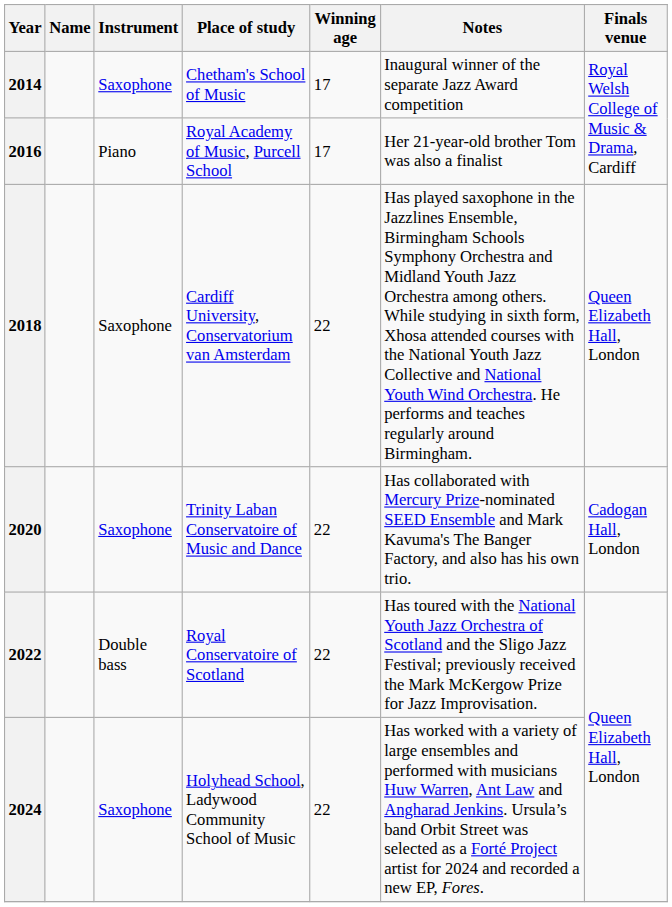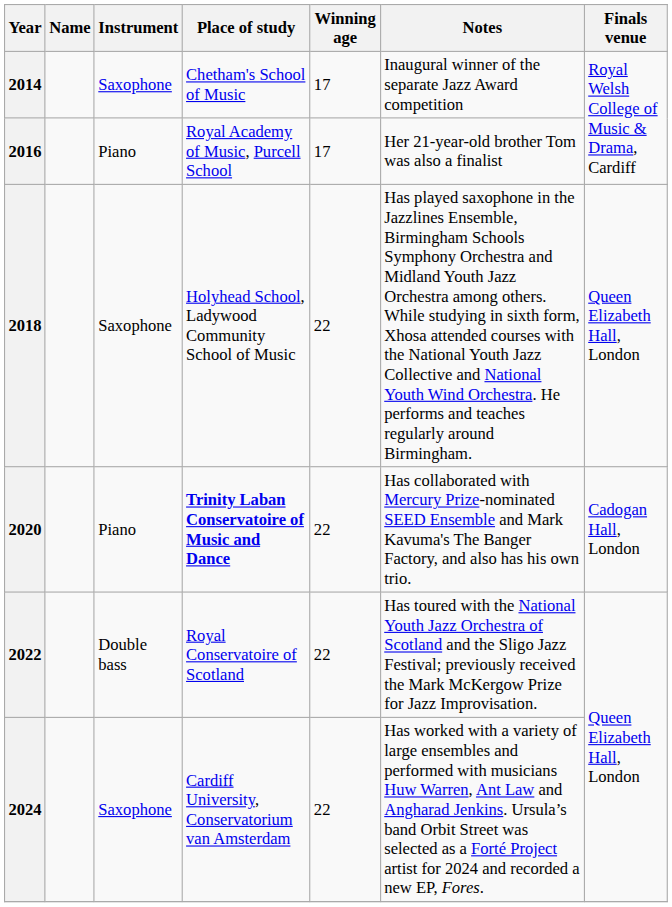(239, 325) Cardiff University, Conservatorium van Amsterdam -> (245, 325) Holyhead School, Ladywood Community School of Music
(135, 529) Saxophone -> (117, 529) Piano
(244, 529) normal -> (245, 529) bold
(245, 810) Holyhead School, Ladywood Community School of Music -> (239, 810) Cardiff University, Conservatorium van Amsterdam
